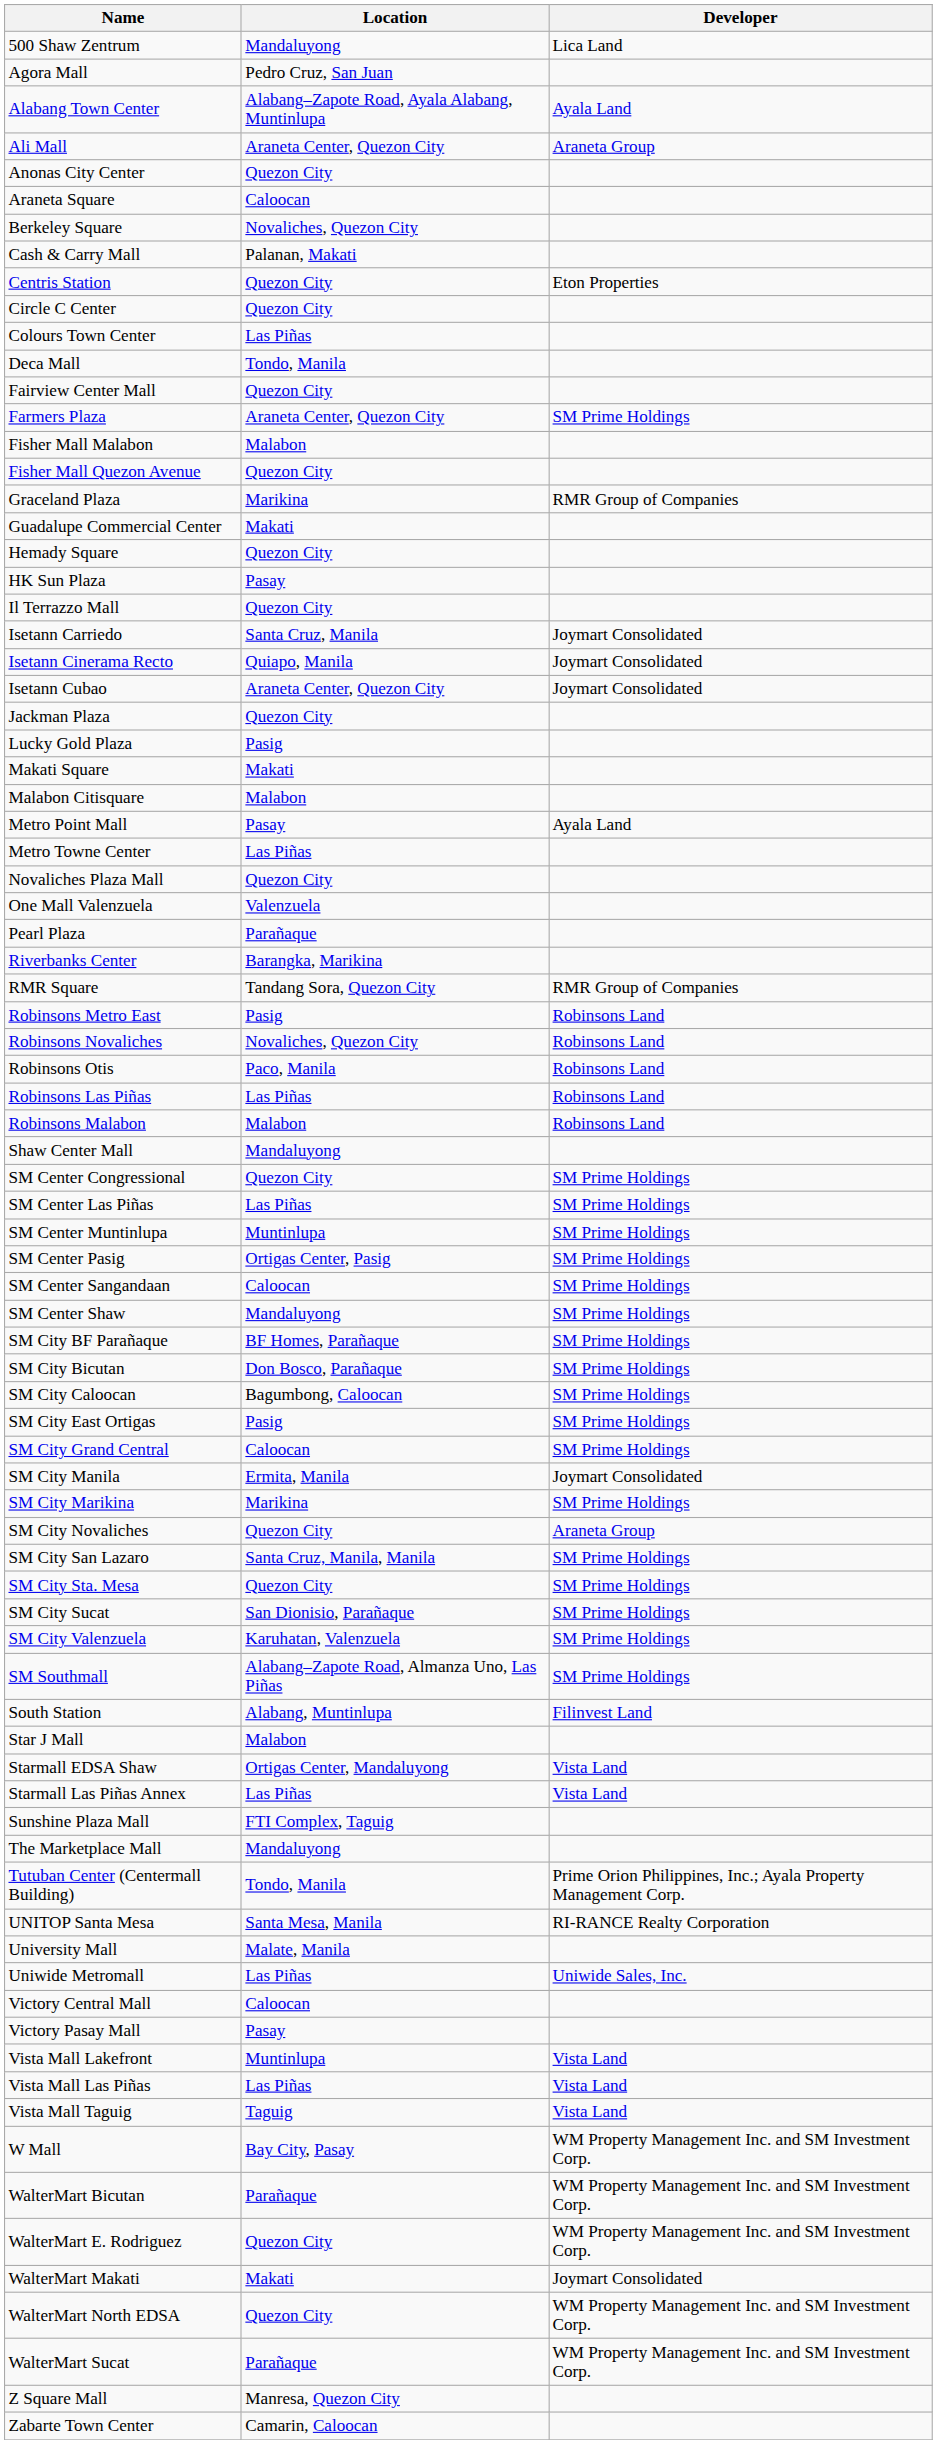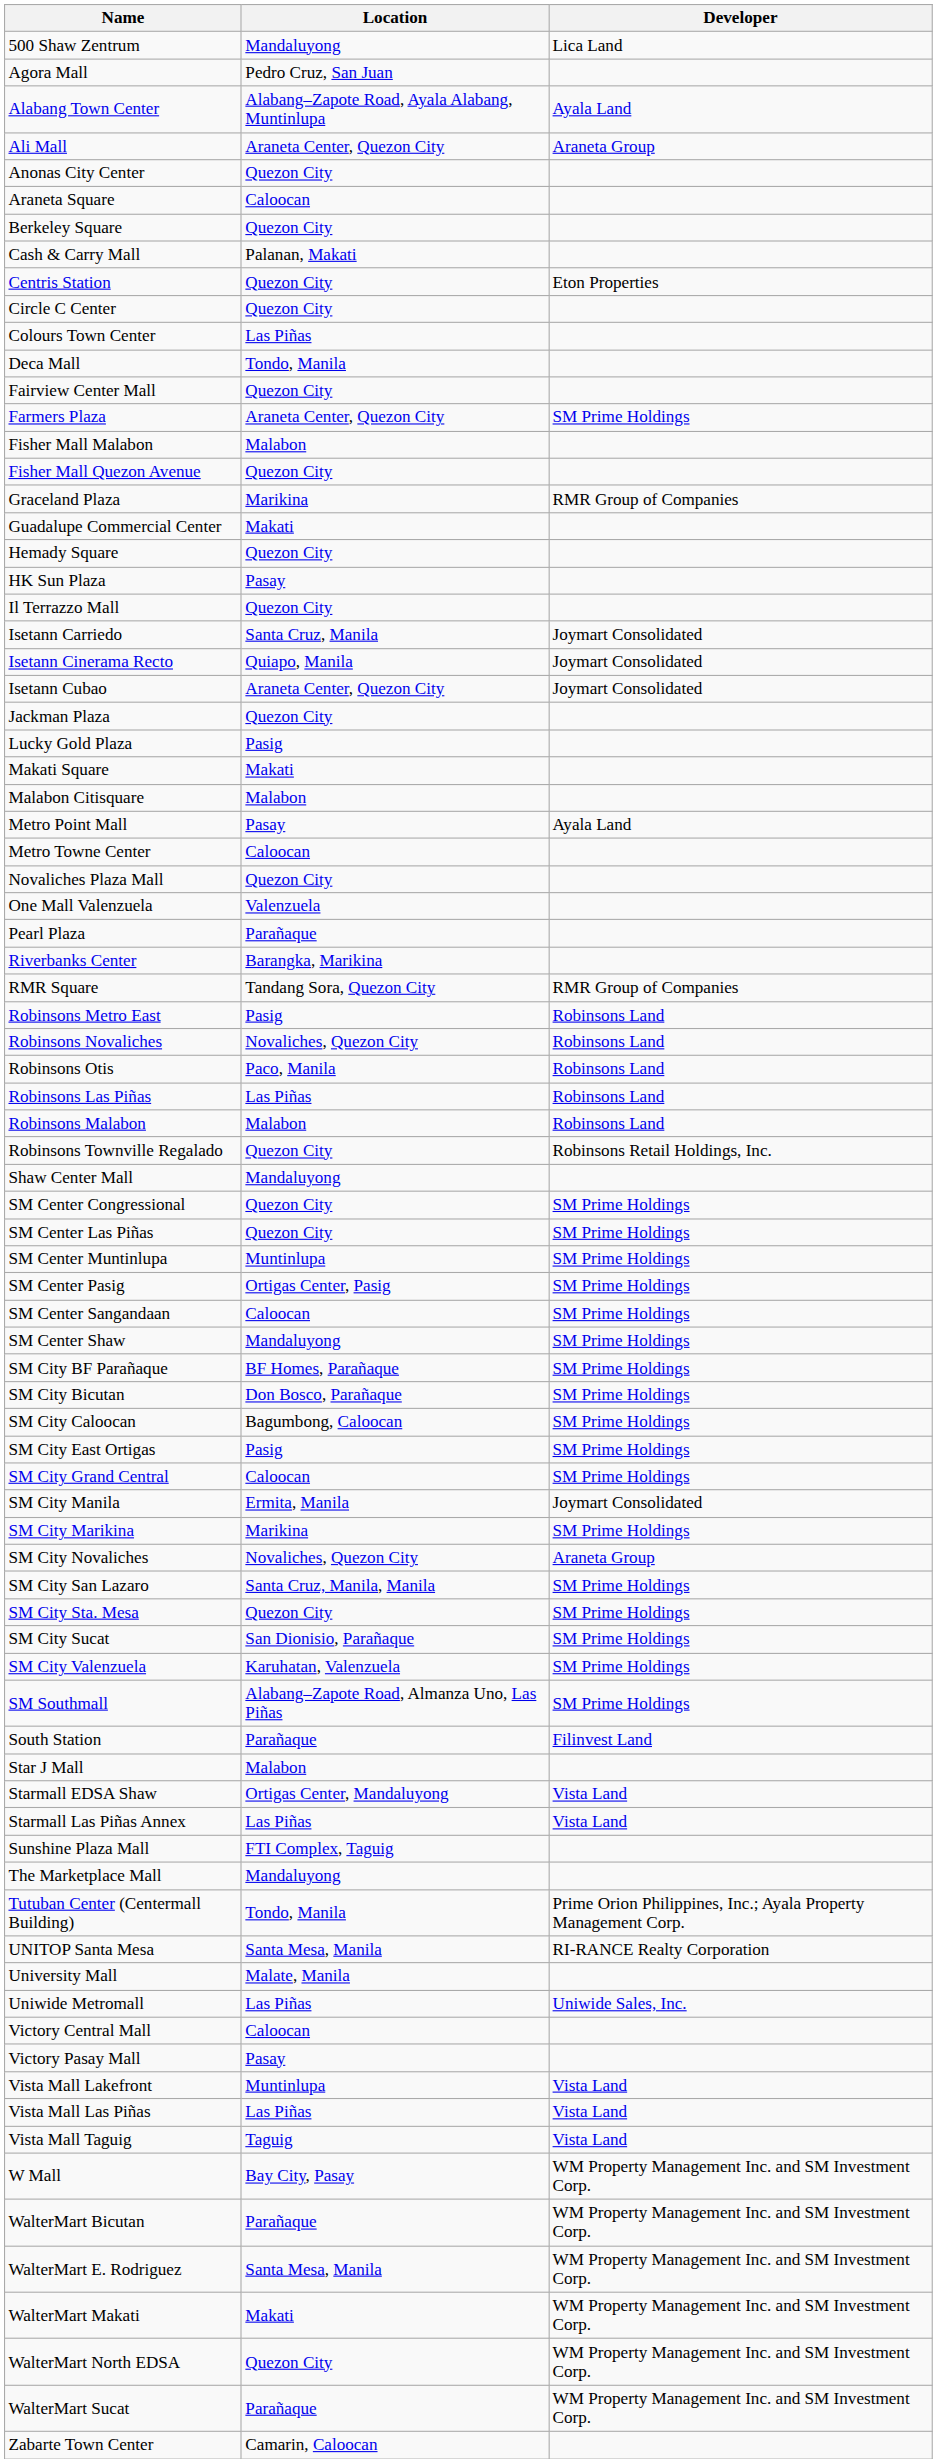(332, 227) Novaliches, Quezon City -> (289, 227) Quezon City
(278, 851) Las Piñas -> (278, 851) Caloocan
+ row: (116, 1150)
(278, 1204) Las Piñas -> (289, 1231) Quezon City
(289, 1530) Quezon City -> (332, 1557) Novaliches, Quezon City
(319, 1712) Alabang, Muntinlupa -> (281, 1739) Parañaque
(289, 2241) Quezon City -> (314, 2268) Santa Mesa, Manila
(627, 2278) Joymart Consolidated -> (731, 2315) WM Property Management Inc. and SM Investment Corp.
- row: (58, 2398)
